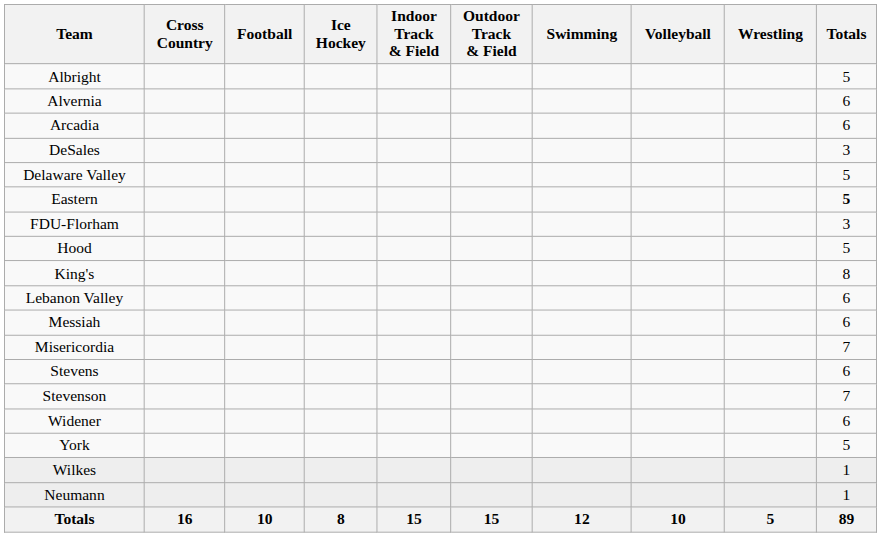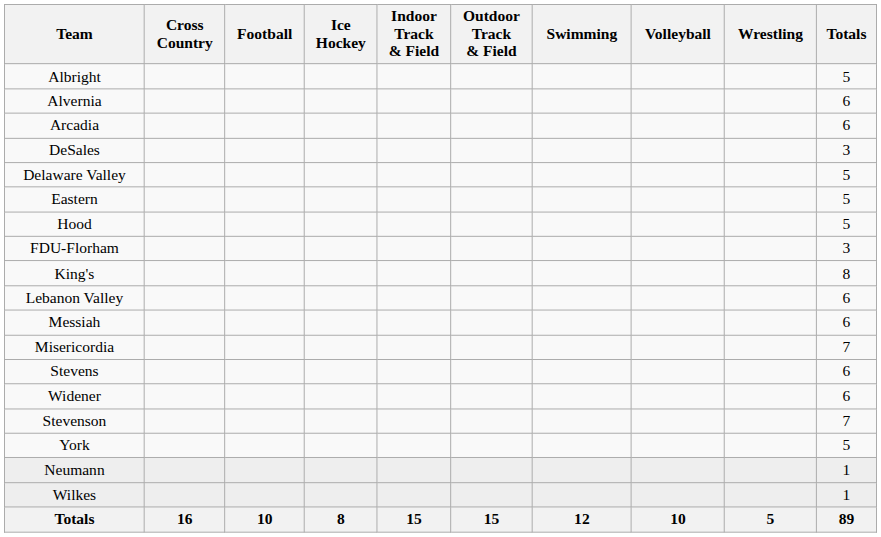(846, 199) bold -> (846, 199) normal
rows swapped: (74, 224) <-> (74, 248)
rows swapped: (74, 396) <-> (74, 420)
rows swapped: (74, 494) <-> (74, 470)
